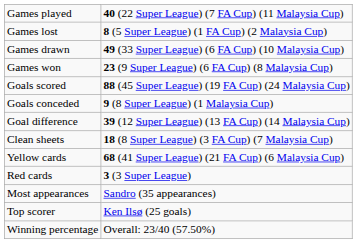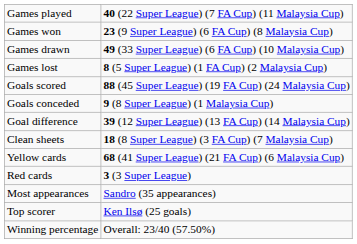rows swapped: (34, 67) <-> (32, 31)
